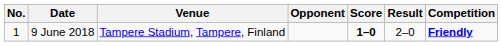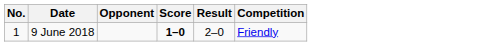- column: (192, 13)
(450, 31) bold -> (258, 31) normal
